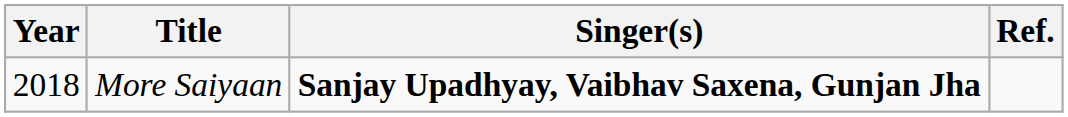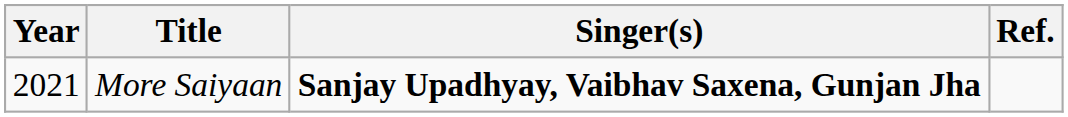(46, 84) 2018 -> (46, 84) 2021
